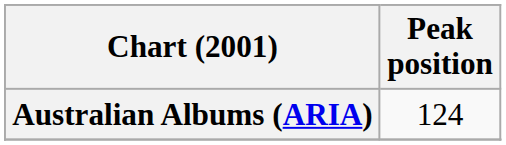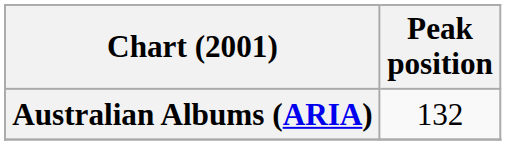(440, 113) 124 -> (440, 113) 132
